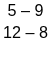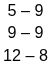+ row: (26, 33)
